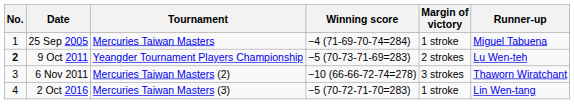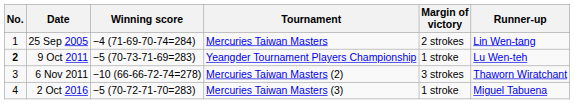columns swapped: (198, 19) <-> (362, 19)
(440, 41) 1 stroke -> (443, 41) 2 strokes
(510, 41) Miguel Tabuena -> (504, 41) Lin Wen-tang
(443, 58) 2 strokes -> (440, 58) 1 stroke
(504, 91) Lin Wen-tang -> (510, 91) Miguel Tabuena
